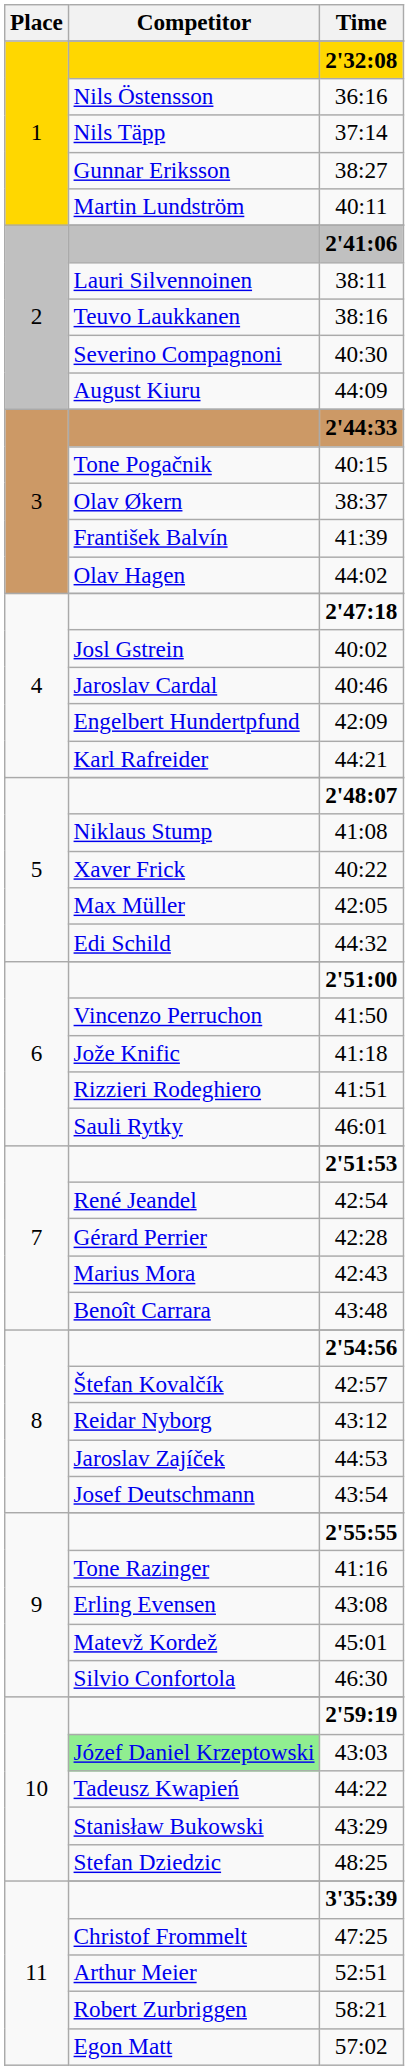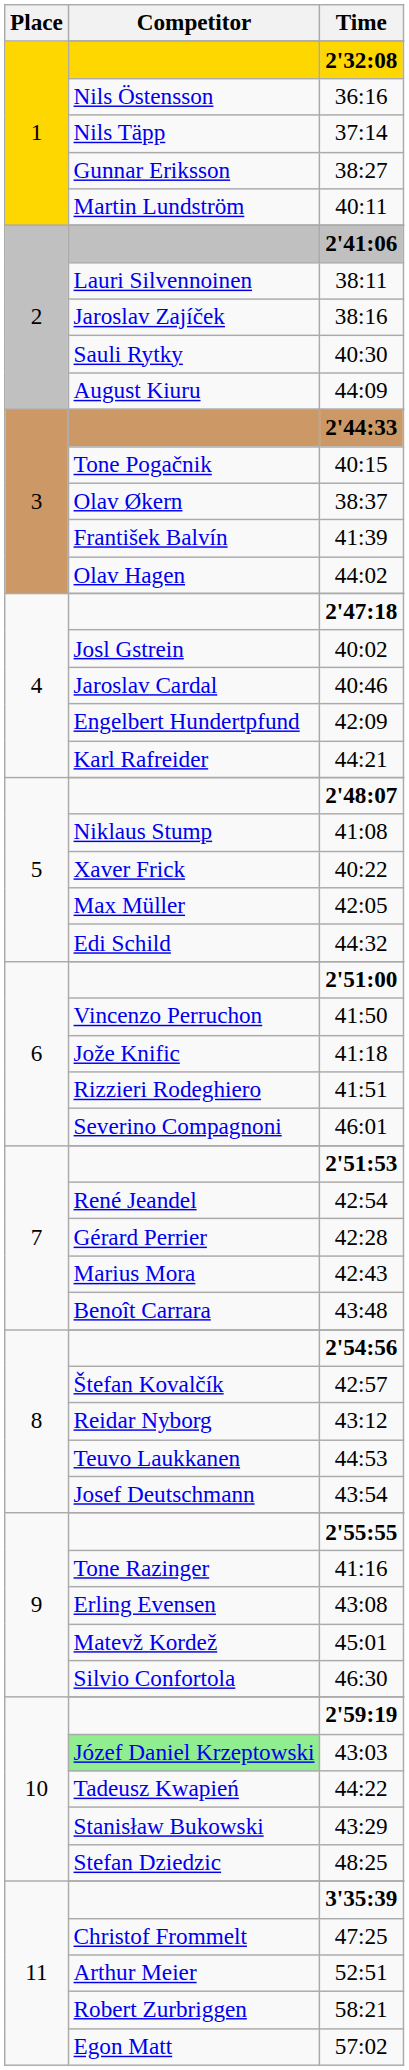(157, 317) Teuvo Laukkanen -> (149, 317) Jaroslav Zajíček
(178, 354) Severino Compagnoni -> (128, 354) Sauli Rytky
(128, 1126) Sauli Rytky -> (178, 1126) Severino Compagnoni
(149, 1457) Jaroslav Zajíček -> (157, 1457) Teuvo Laukkanen
